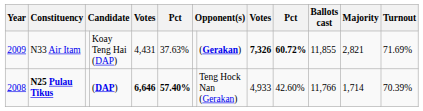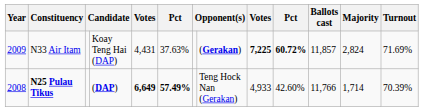(261, 50) 7,326 -> (261, 50) 7,225
(323, 50) 11,855 -> (323, 50) 11,857
(353, 50) 2,821 -> (353, 50) 2,824
(145, 87) 6,646 -> (145, 87) 6,649
(175, 87) 57.40% -> (175, 87) 57.49%
